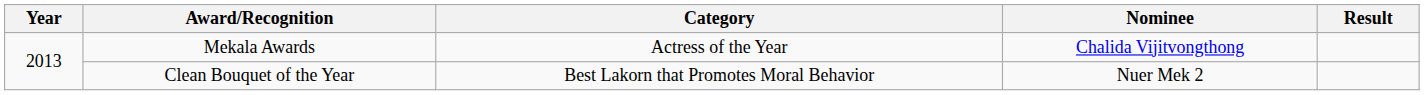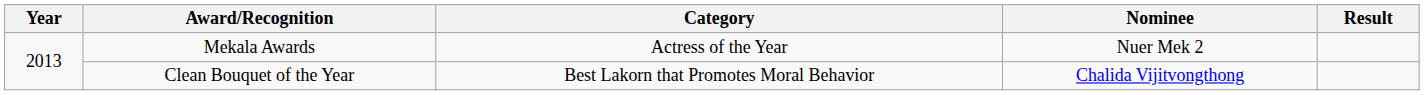(1160, 47) Chalida Vijitvongthong -> (1160, 47) Nuer Mek 2
(1160, 75) Nuer Mek 2 -> (1160, 75) Chalida Vijitvongthong
